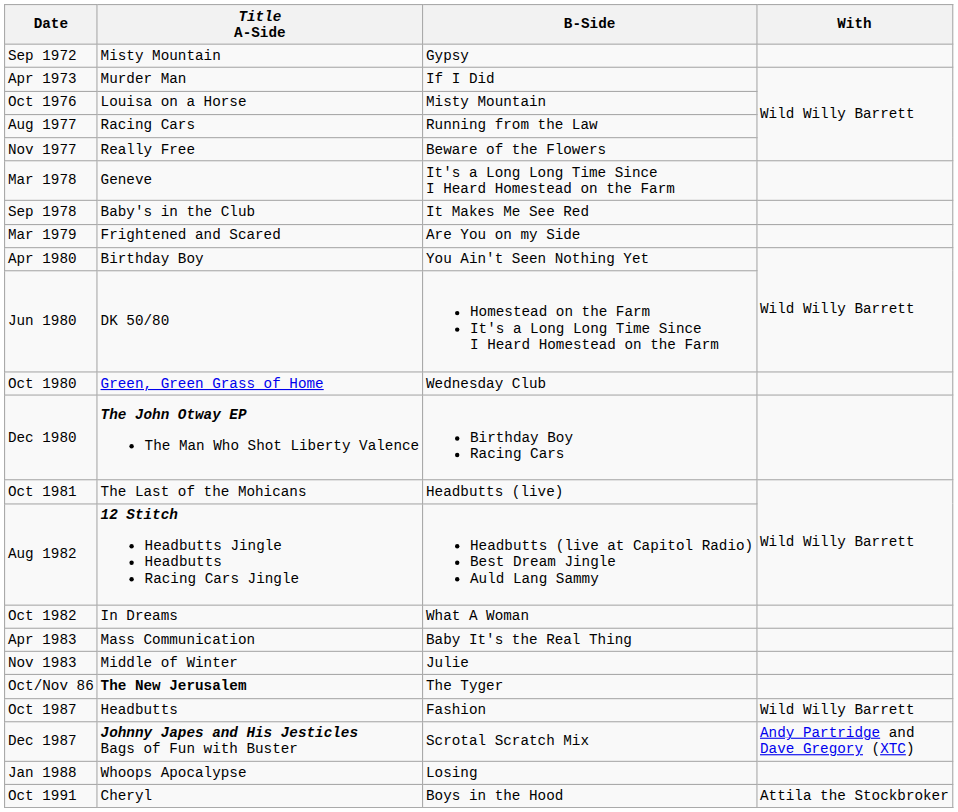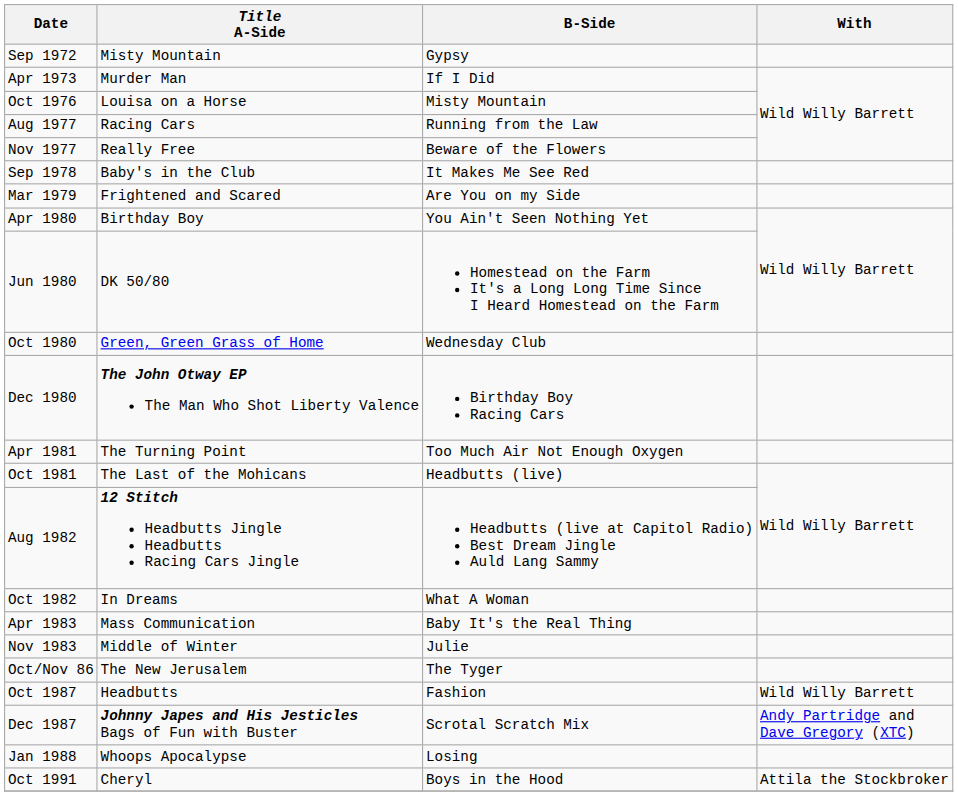- row: (42, 181)
+ row: (42, 452)
(174, 687) bold -> (174, 670) normal
